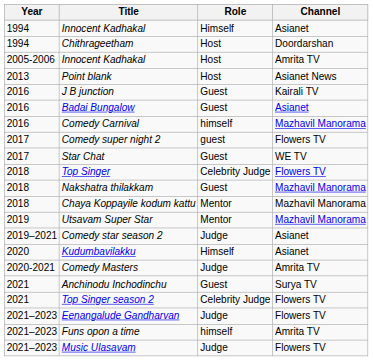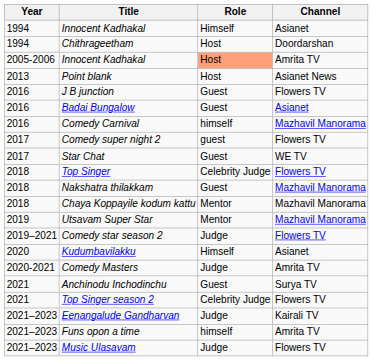(211, 60) no background -> (211, 60) lightsalmon background
(297, 92) Kairali TV -> (300, 92) Flowers TV
(292, 236) Asianet -> (300, 236) Flowers TV
(300, 316) Flowers TV -> (297, 316) Kairali TV
